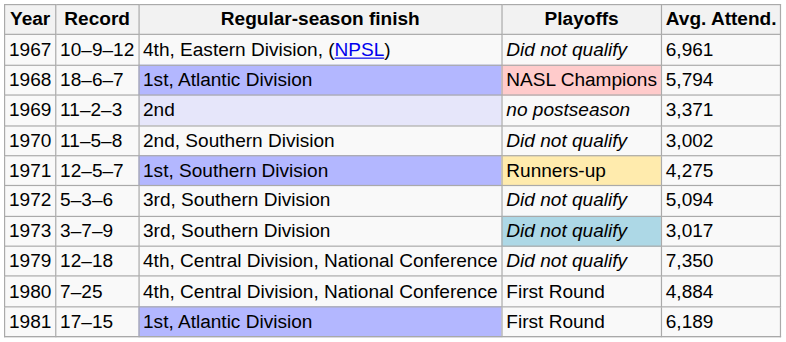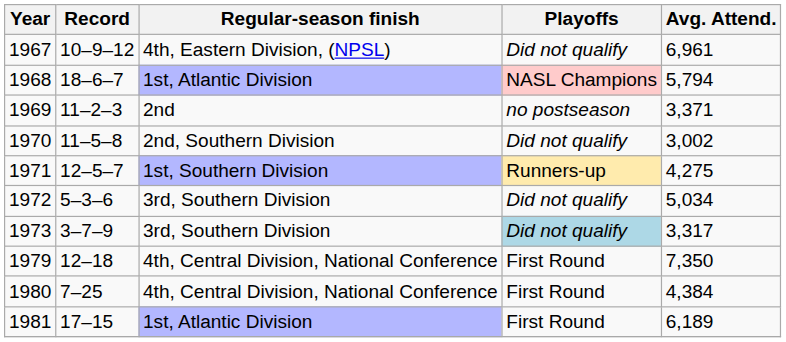(159, 110) lavender background -> (159, 110) no background
(690, 200) 5,094 -> (690, 200) 5,034
(690, 230) 3,017 -> (690, 230) 3,317
(567, 261) Did not qualify -> (556, 261) First Round
(690, 291) 4,884 -> (690, 291) 4,384
